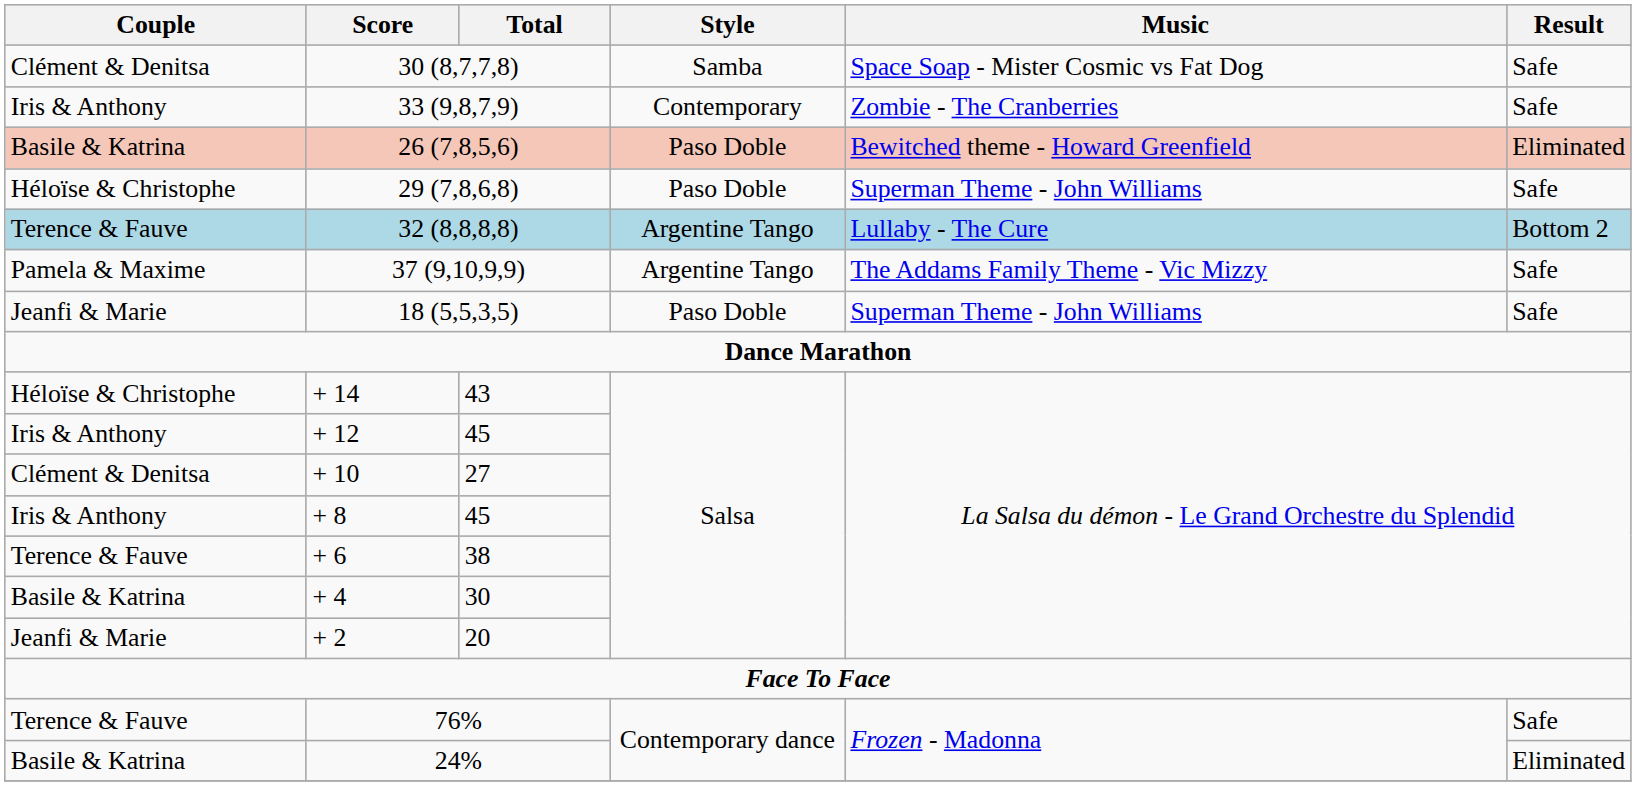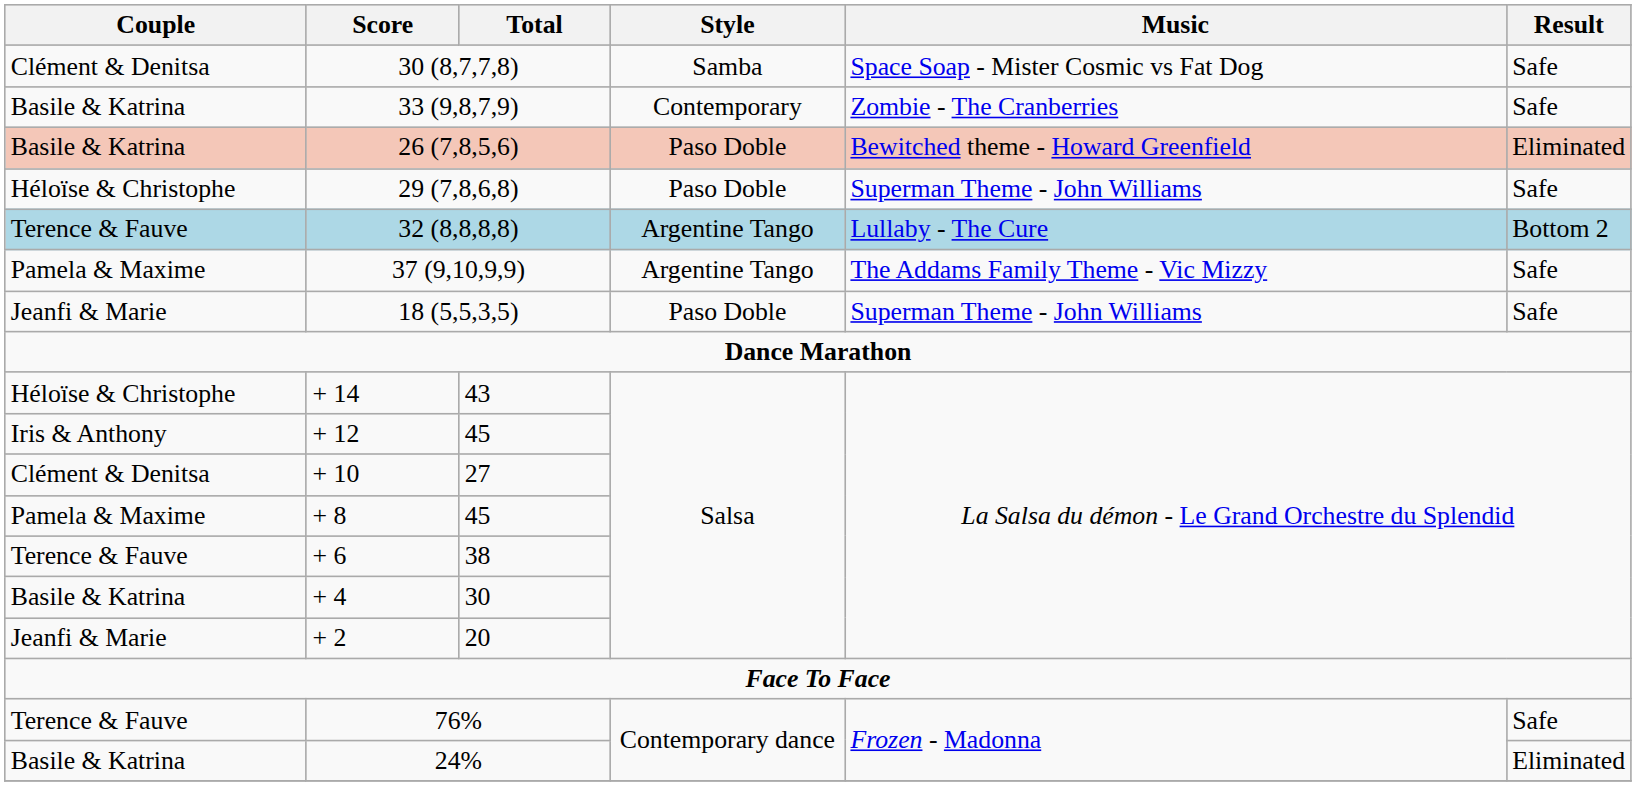(89, 106) Iris & Anthony -> (98, 106) Basile & Katrina
(89, 515) Iris & Anthony -> (108, 515) Pamela & Maxime
